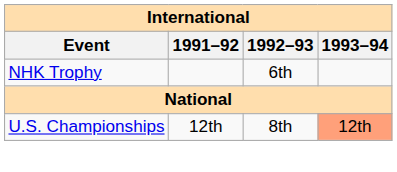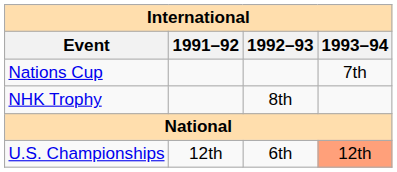+ row: (56, 72)
(280, 72) 6th -> (280, 99) 8th
(280, 126) 8th -> (280, 153) 6th
